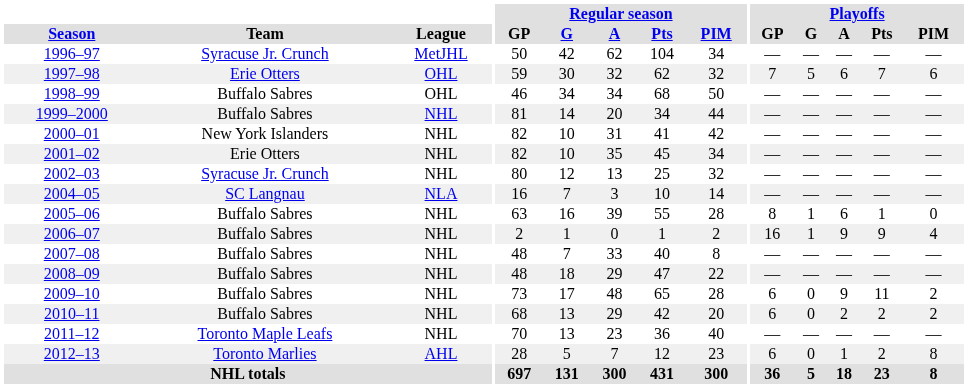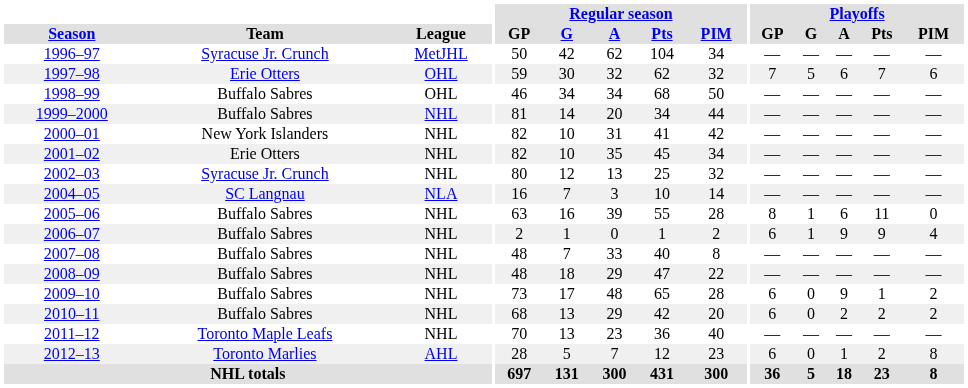(882, 214) 1 -> (882, 214) 11
(772, 234) 16 -> (772, 234) 6
(882, 294) 11 -> (882, 294) 1
